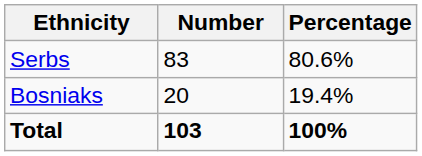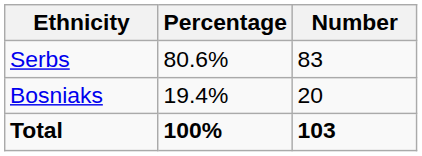columns swapped: (221, 22) <-> (350, 22)
